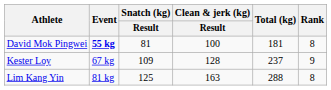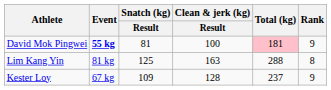(275, 44) no background -> (275, 44) pink background
(312, 44) 8 -> (312, 44) 9
rows swapped: (29, 61) <-> (35, 77)
